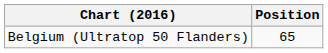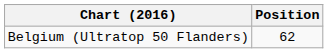(287, 37) 65 -> (287, 37) 62
